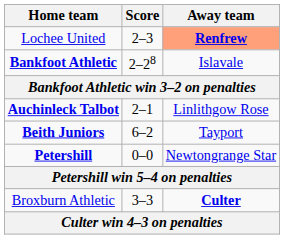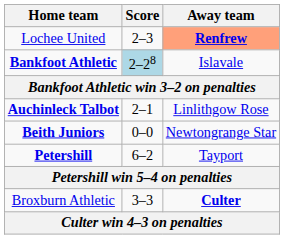(142, 62) no background -> (142, 62) lightblue background
(142, 132) 6–2 -> (142, 132) 0–0
(221, 132) Tayport -> (221, 132) Newtongrange Star
(142, 155) 0–0 -> (142, 155) 6–2
(221, 155) Newtongrange Star -> (221, 155) Tayport
